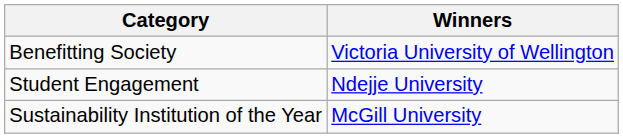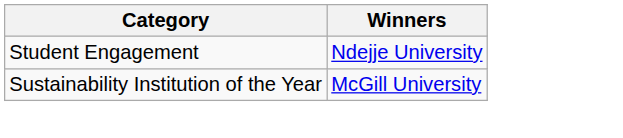- row: (93, 52)
